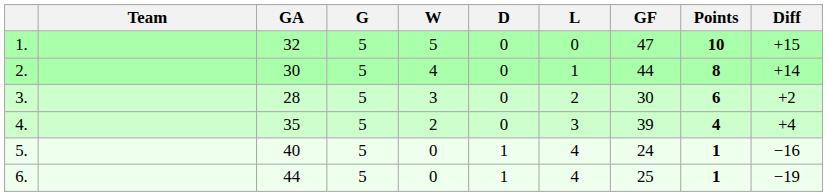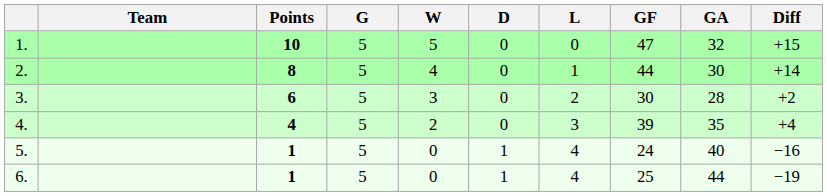columns swapped: (716, 17) <-> (292, 17)
